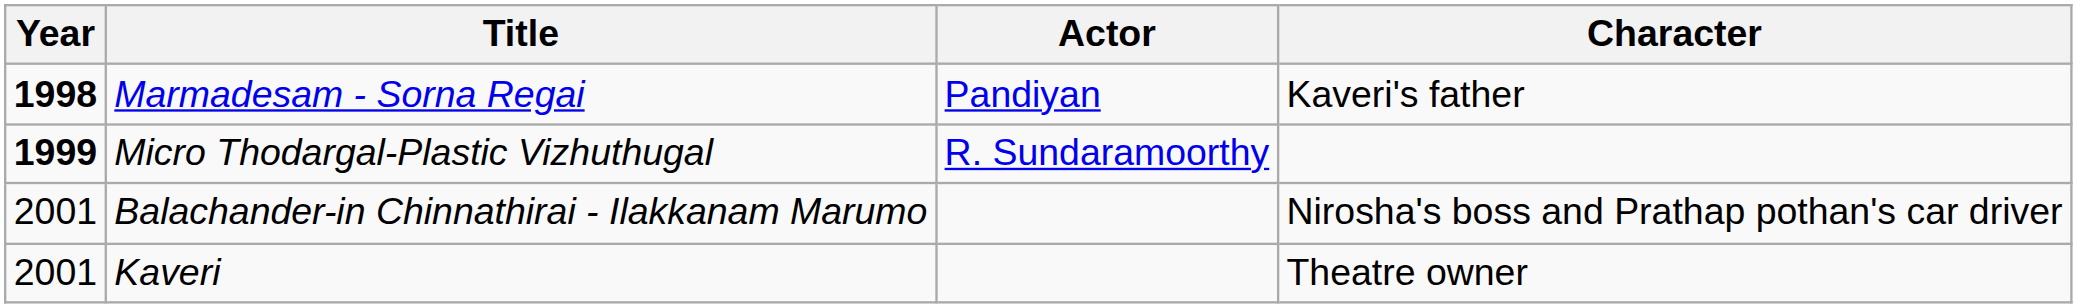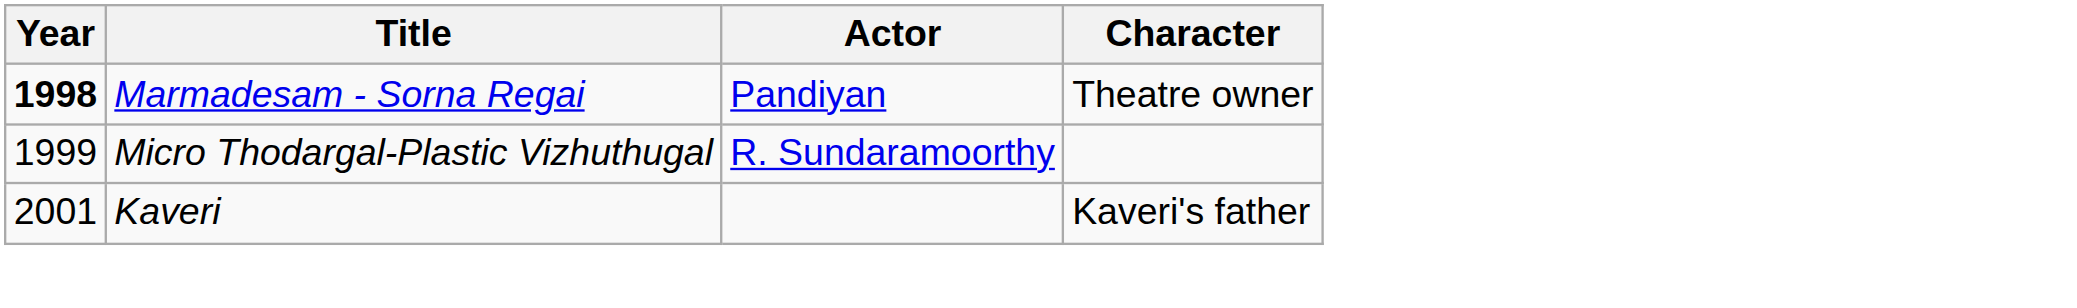(1406, 93) Kaveri's father -> (1193, 93) Theatre owner
(55, 152) bold -> (55, 152) normal
- row: (521, 212)
(1407, 271) Theatre owner -> (1191, 212) Kaveri's father
